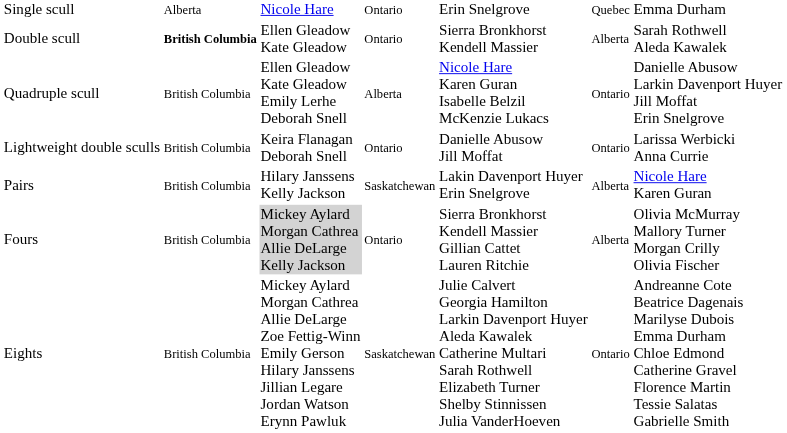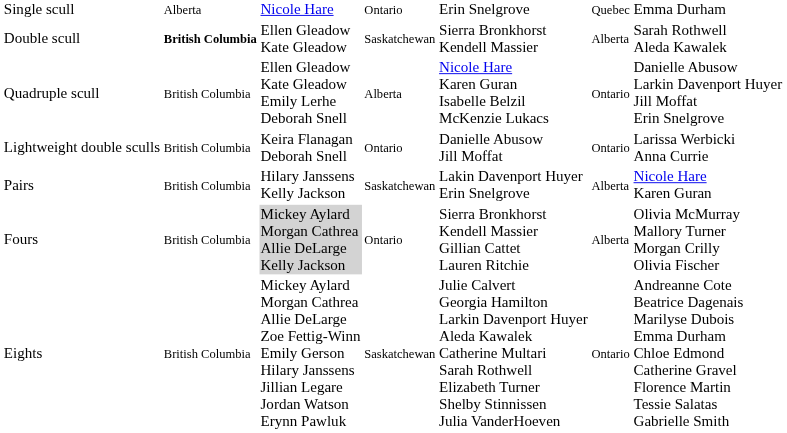(383, 39) Ontario -> (400, 39) Saskatchewan
